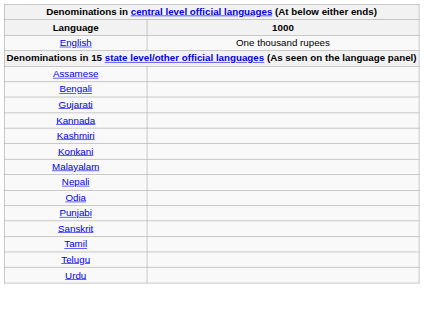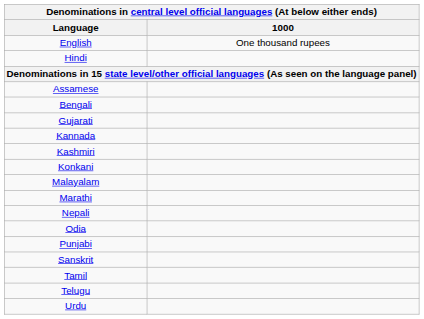+ row: (76, 58)
+ row: (76, 197)
